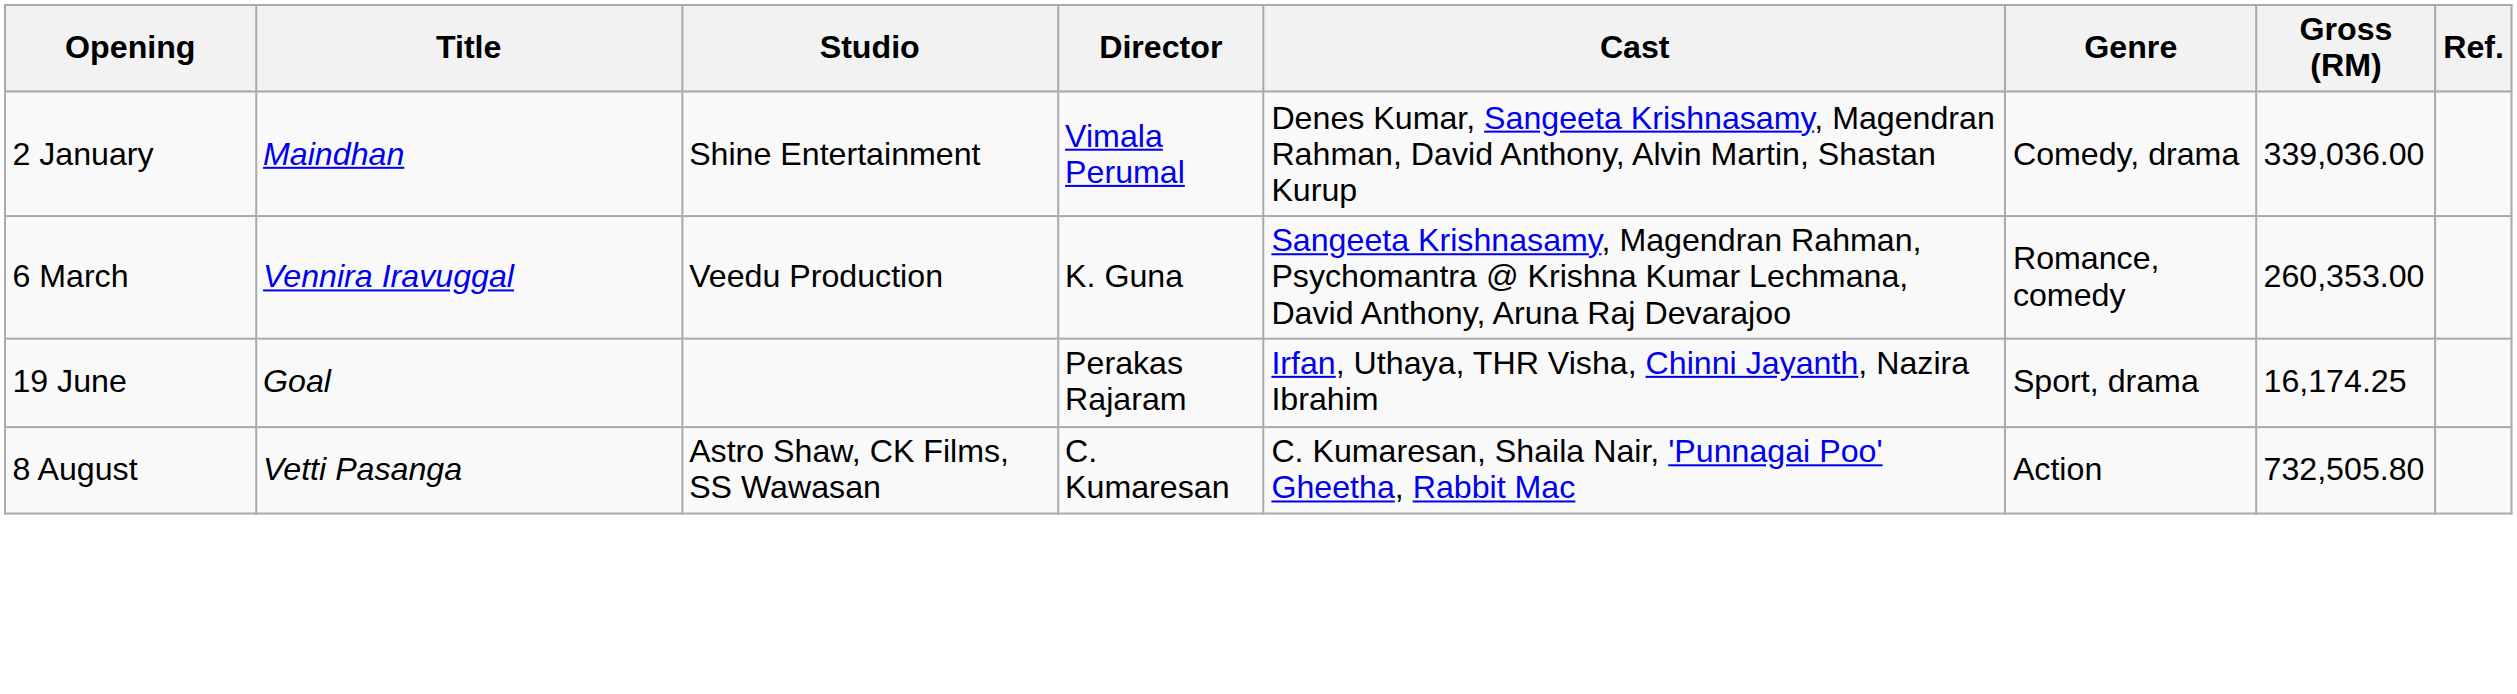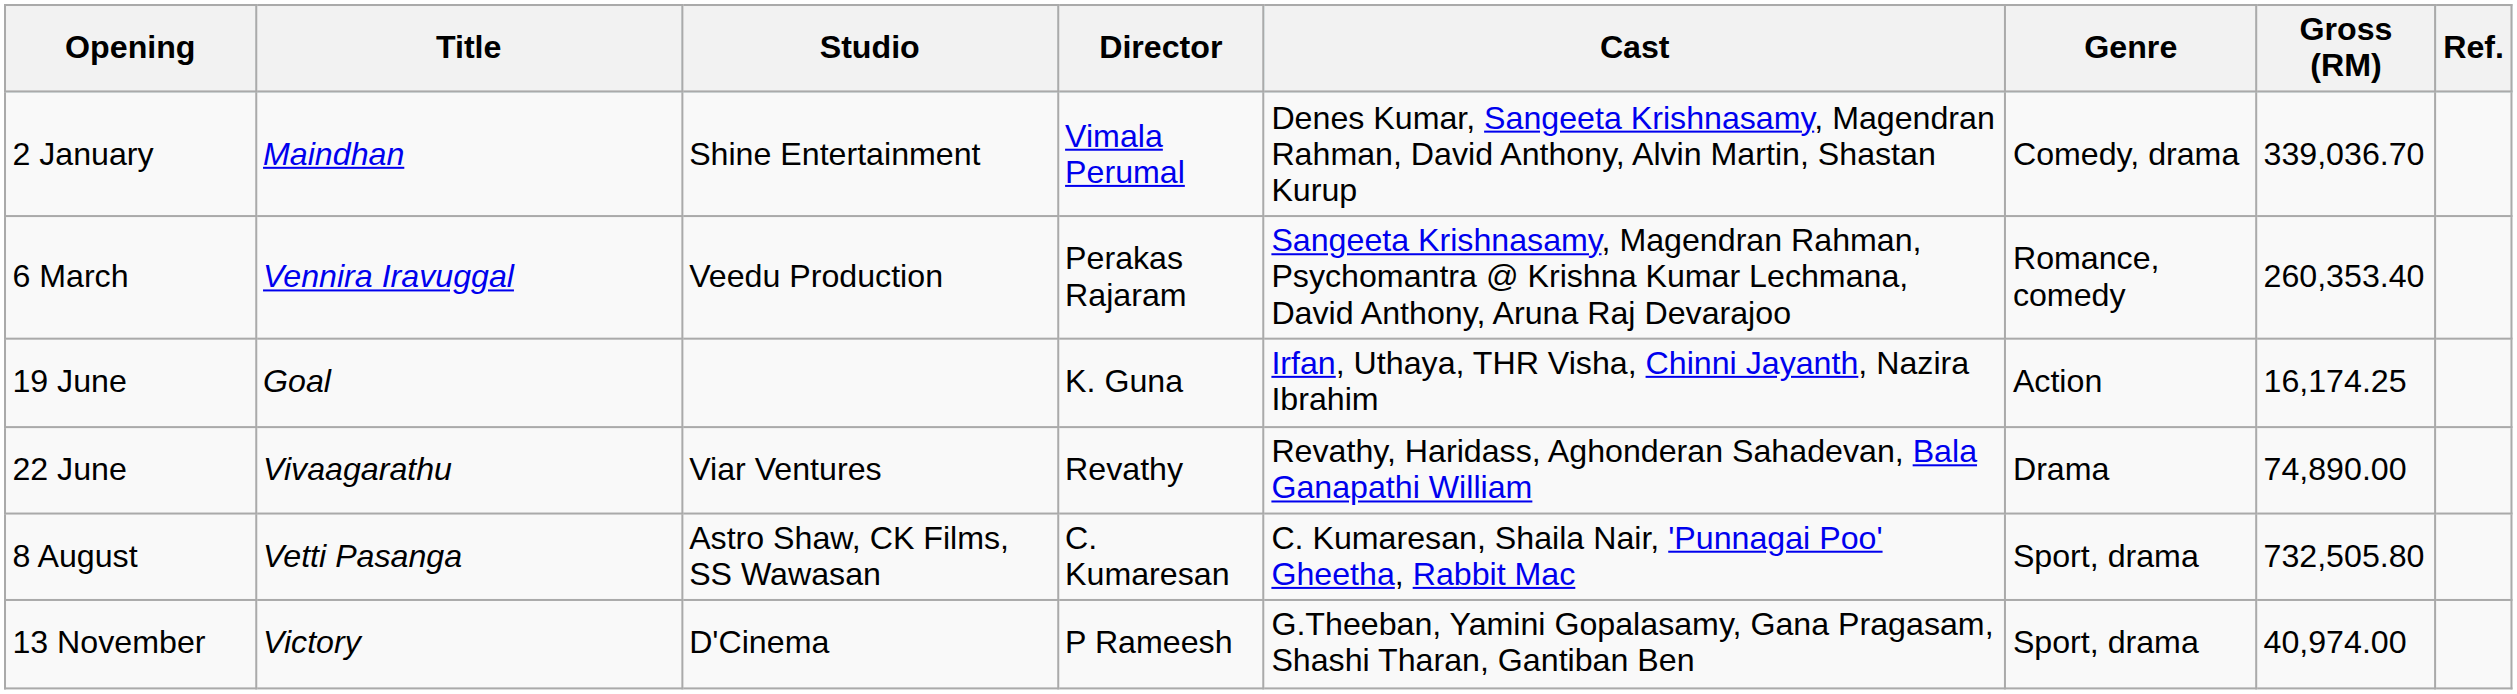(2344, 153) 339,036.00 -> (2344, 153) 339,036.70
(1124, 276) K. Guna -> (1126, 276) Perakas Rajaram
(2344, 276) 260,353.00 -> (2344, 276) 260,353.40
(1126, 382) Perakas Rajaram -> (1124, 382) K. Guna
(2106, 382) Sport, drama -> (2058, 382) Action
+ row: (70, 469)
(2058, 469) Action -> (2106, 556) Sport, drama
+ row: (109, 643)
